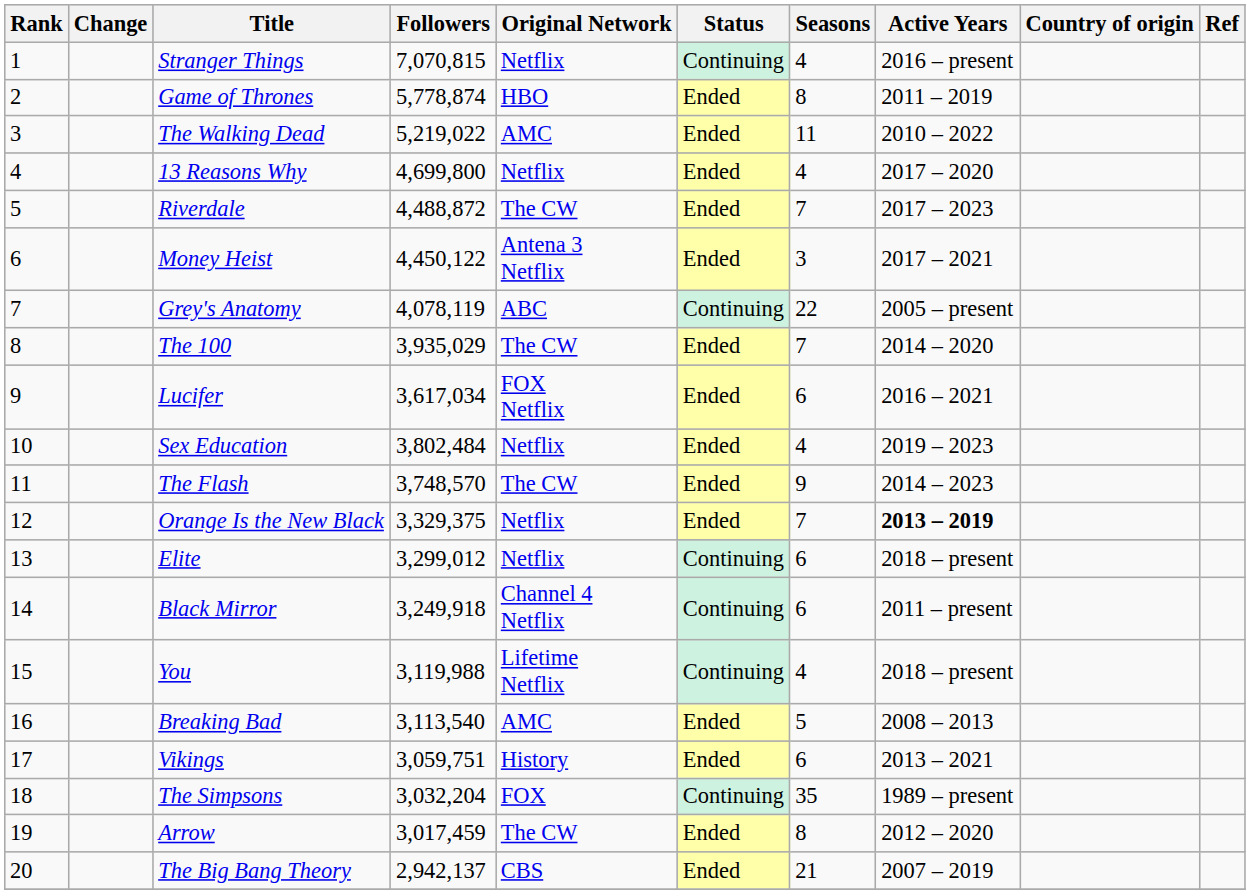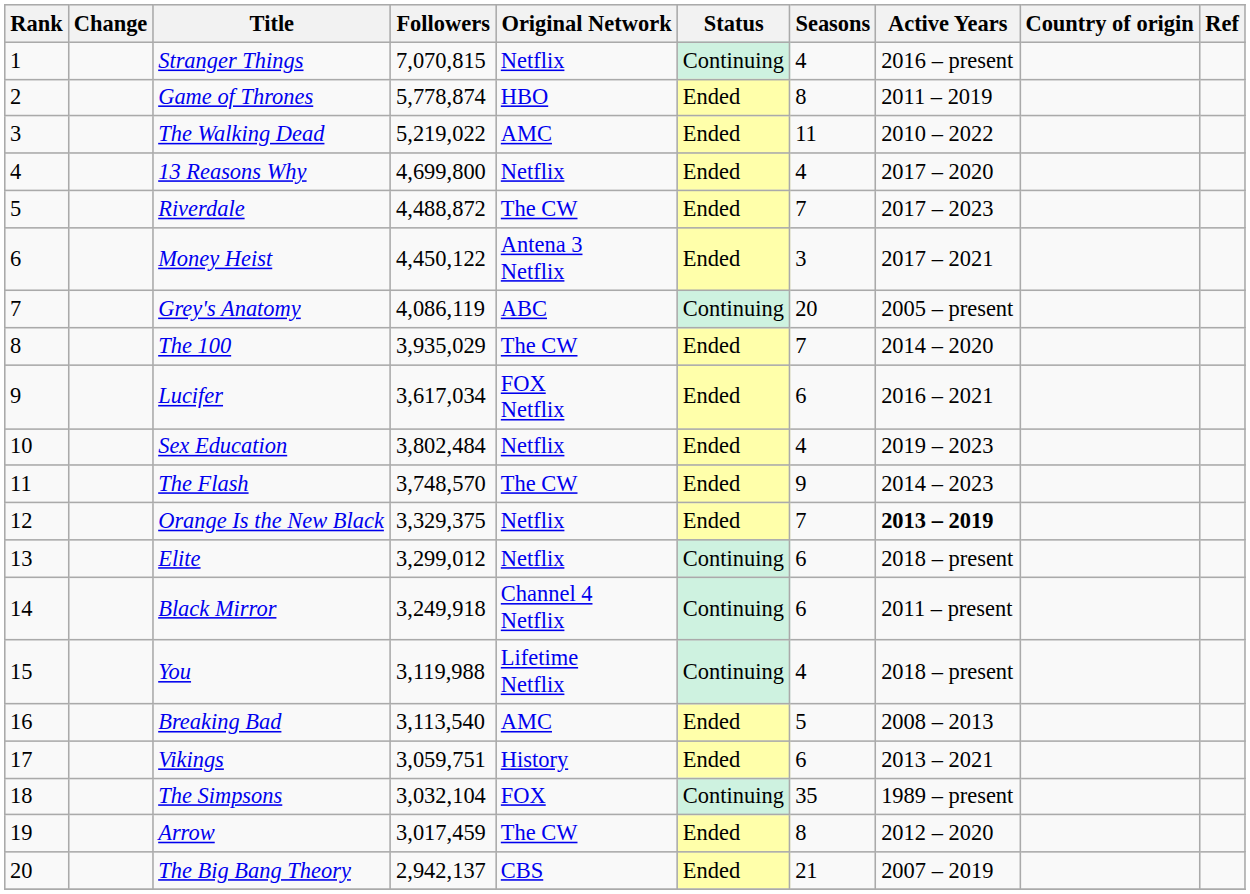(441, 309) 4,078,119 -> (441, 309) 4,086,119
(806, 309) 22 -> (806, 309) 20
(441, 796) 3,032,204 -> (441, 796) 3,032,104
